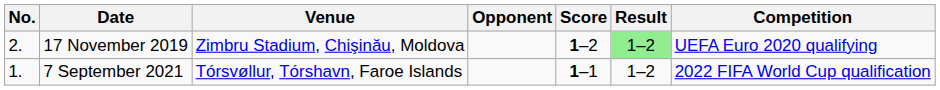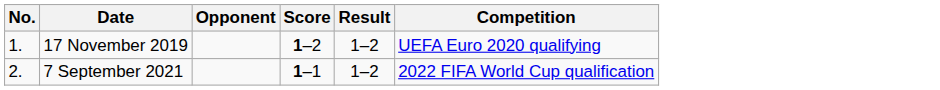- column: (330, 17)
(16, 44) 2. -> (16, 44) 1.
(641, 44) lightgreen background -> (364, 44) no background
(16, 71) 1. -> (16, 71) 2.
